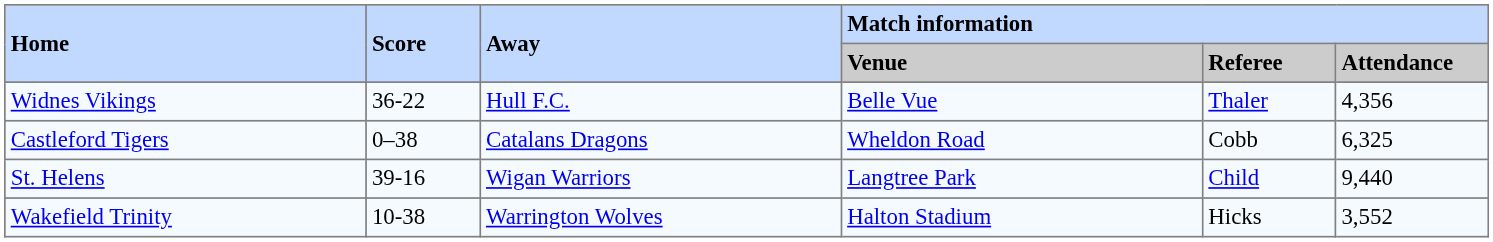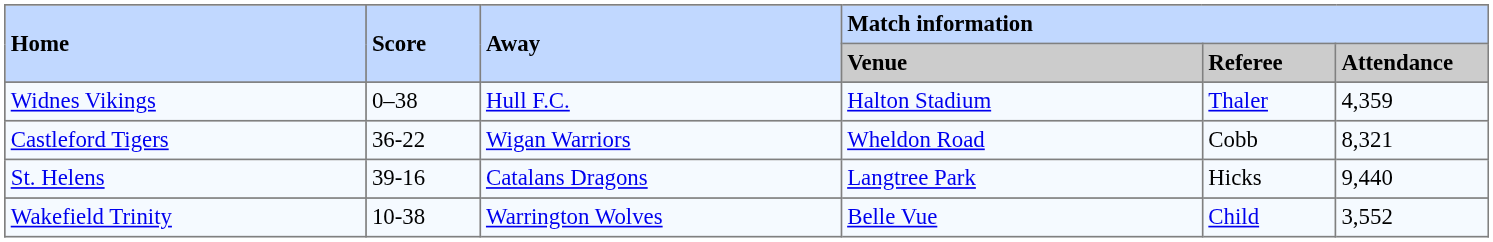(399, 101) 36-22 -> (395, 101) 0–38
(892, 101) Belle Vue -> (919, 101) Halton Stadium
(1367, 101) 4,356 -> (1367, 101) 4,359
(395, 139) 0–38 -> (399, 139) 36-22
(567, 139) Catalans Dragons -> (558, 139) Wigan Warriors
(1367, 139) 6,325 -> (1367, 139) 8,321
(558, 178) Wigan Warriors -> (567, 178) Catalans Dragons
(1234, 178) Child -> (1235, 178) Hicks
(919, 217) Halton Stadium -> (892, 217) Belle Vue
(1235, 217) Hicks -> (1234, 217) Child
